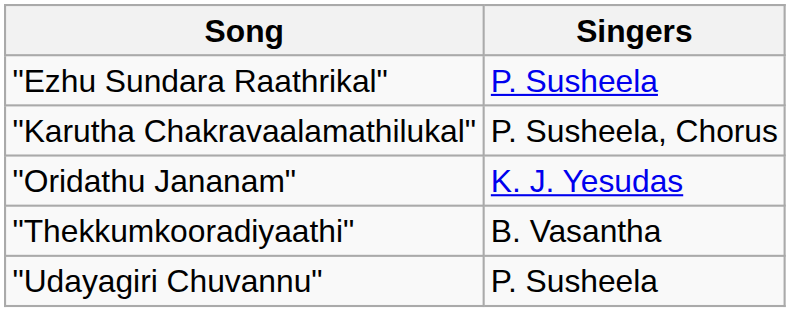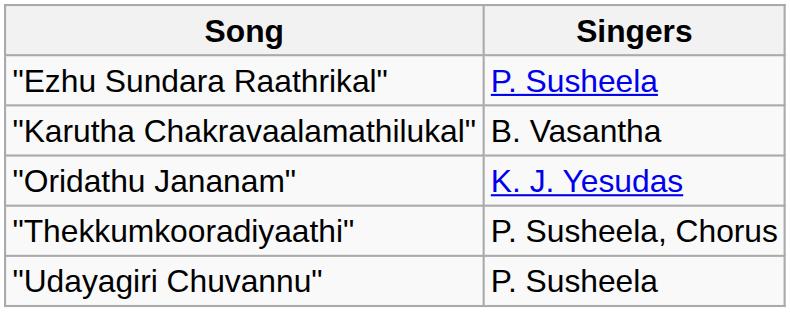(634, 131) P. Susheela, Chorus -> (576, 131) B. Vasantha
(576, 232) B. Vasantha -> (634, 232) P. Susheela, Chorus
